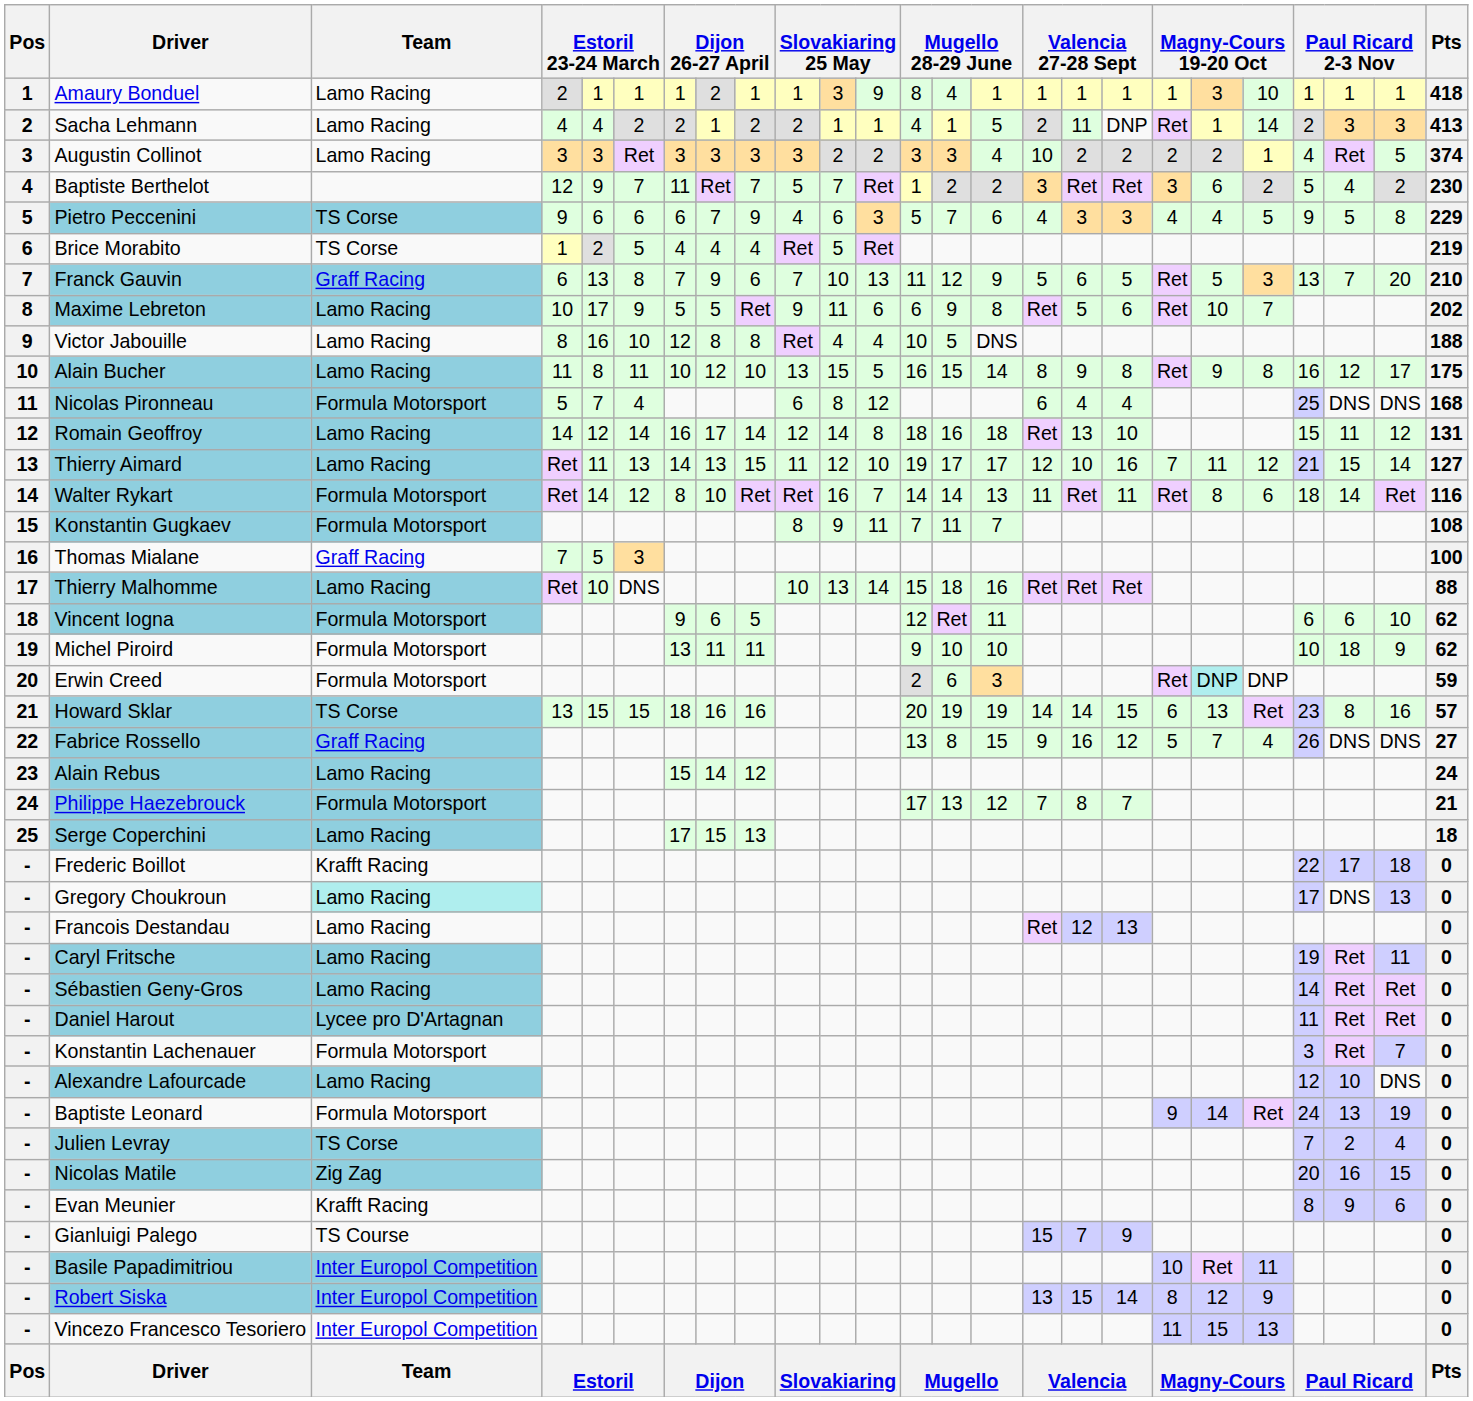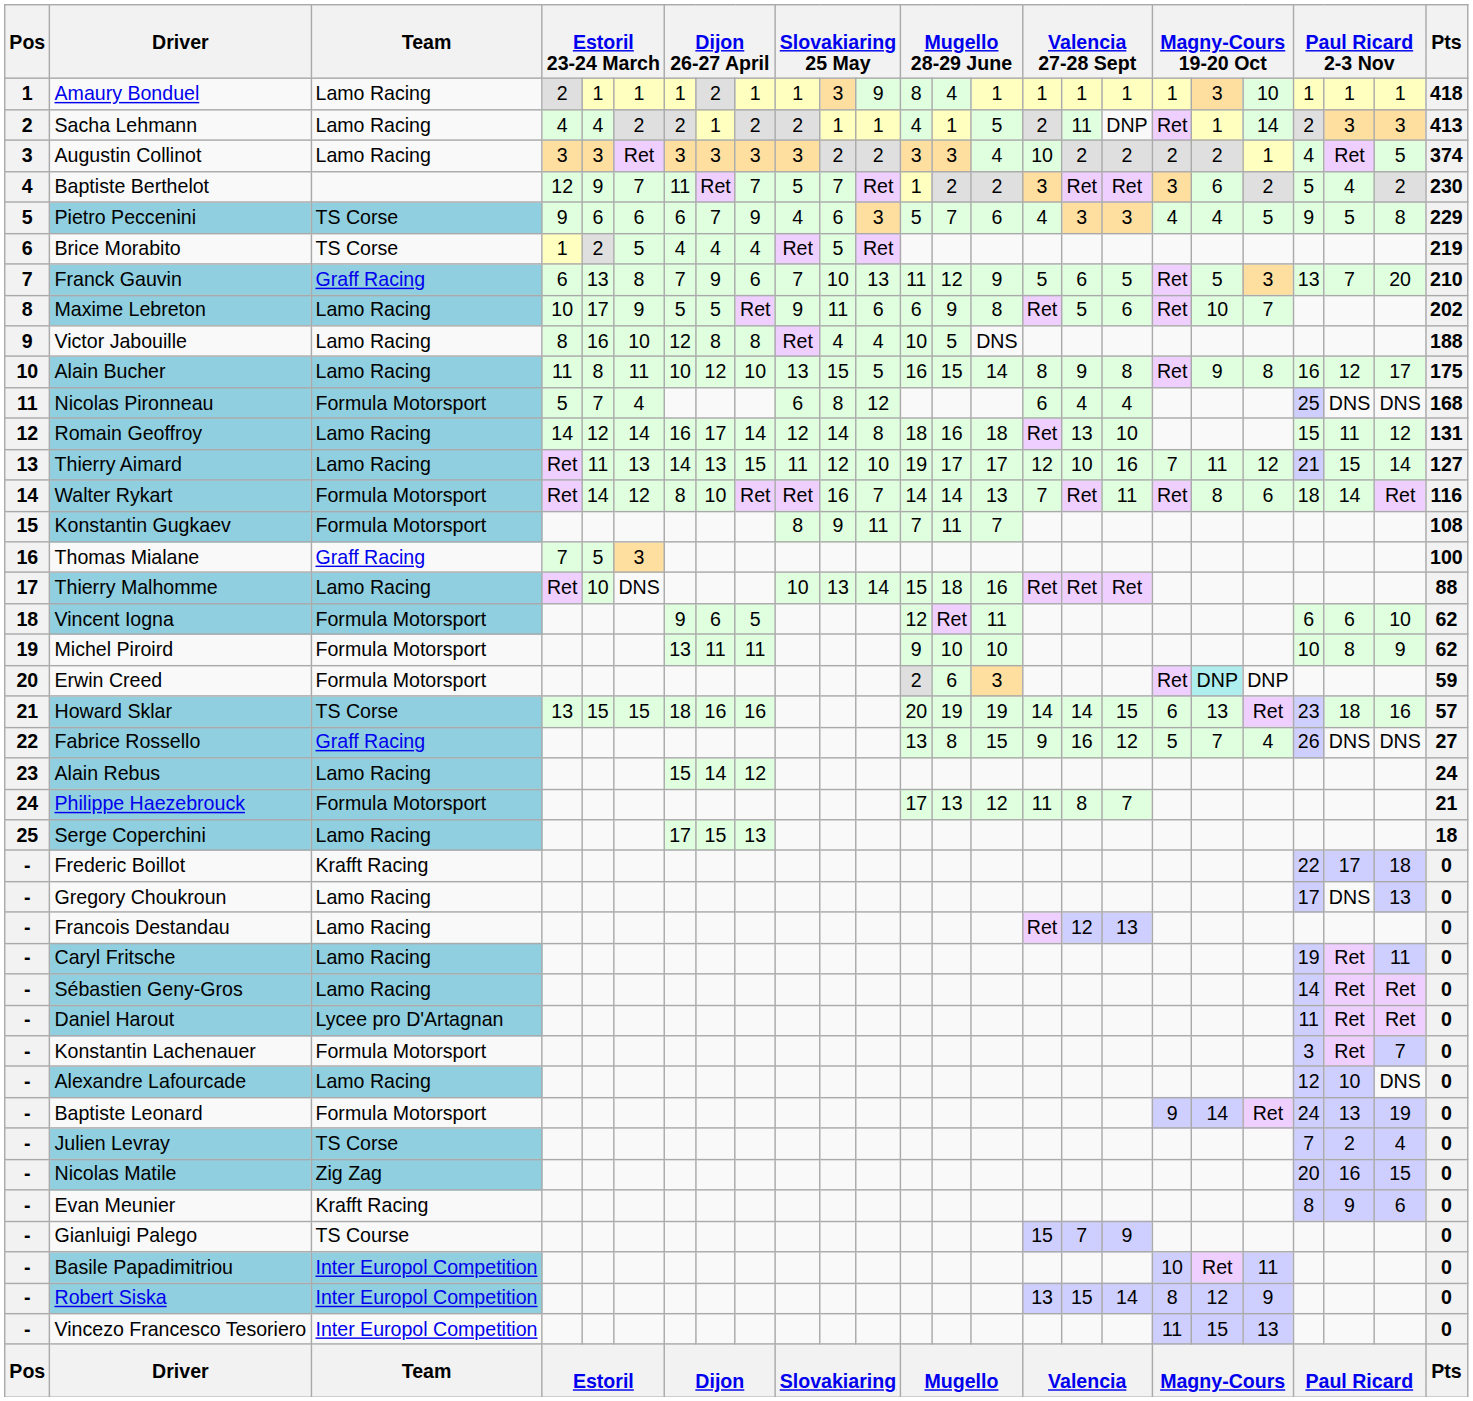(1042, 495) 11 -> (1042, 495) 7
(1350, 649) 18 -> (1350, 649) 8
(1350, 711) 8 -> (1350, 711) 18
(1042, 804) 7 -> (1042, 804) 11
(373, 896) paleturquoise background -> (373, 896) no background
